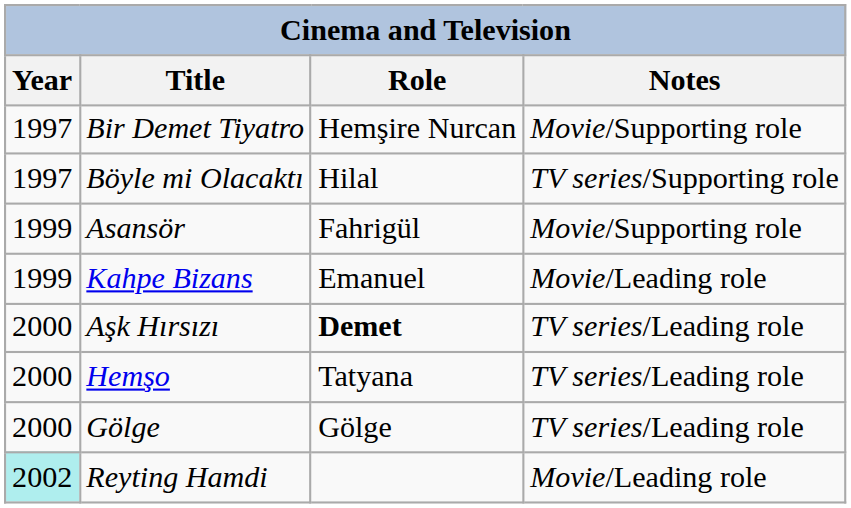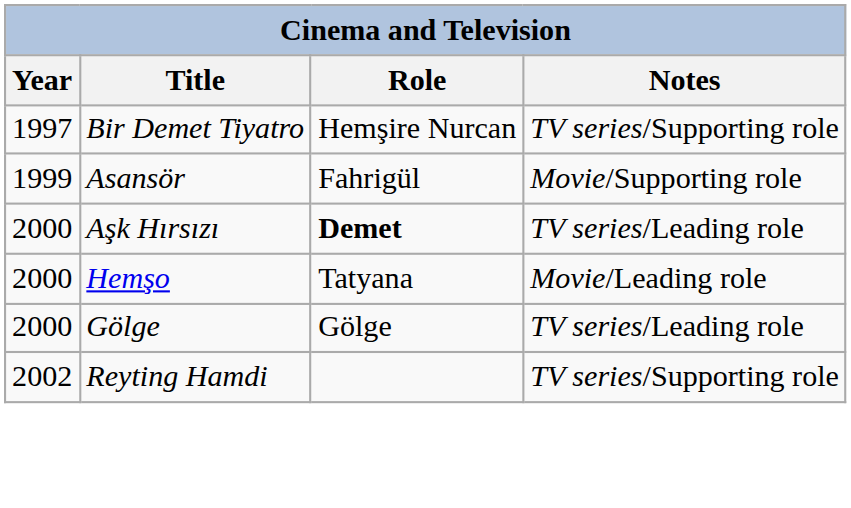(666, 128) Movie/Supporting role -> (685, 128) TV series/Supporting role
- row: (195, 178)
- row: (170, 277)
(667, 377) TV series/Leading role -> (648, 277) Movie/Leading role
(42, 476) paleturquoise background -> (42, 377) no background
(648, 476) Movie/Leading role -> (685, 377) TV series/Supporting role
